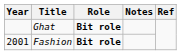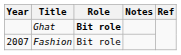(18, 42) 2001 -> (18, 42) 2007
(99, 42) bold -> (99, 42) normal
